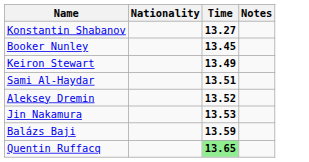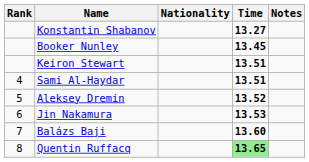+ column: (19, 13)
(220, 64) 13.49 -> (250, 64) 13.51
(220, 132) 13.59 -> (250, 132) 13.60
